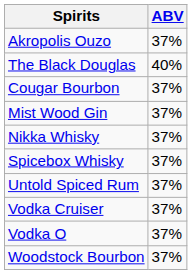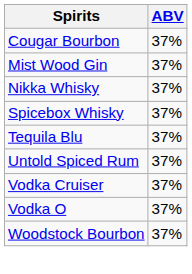- row: (60, 40)
- row: (72, 64)
+ row: (45, 137)
